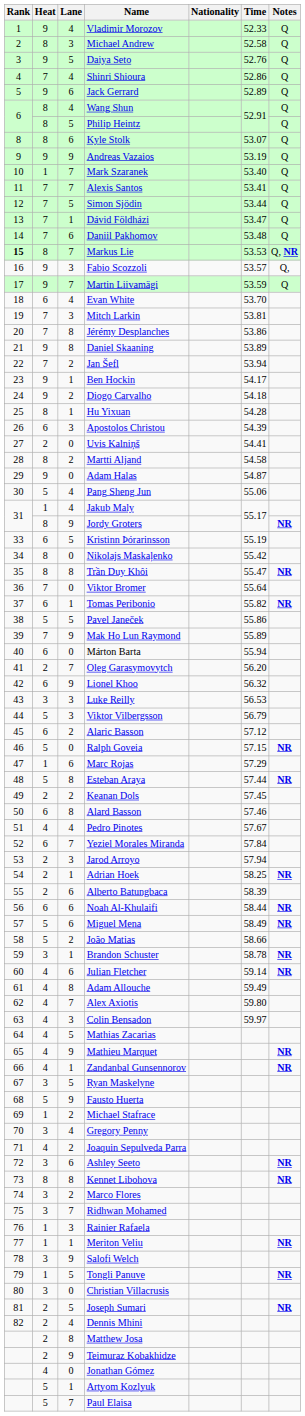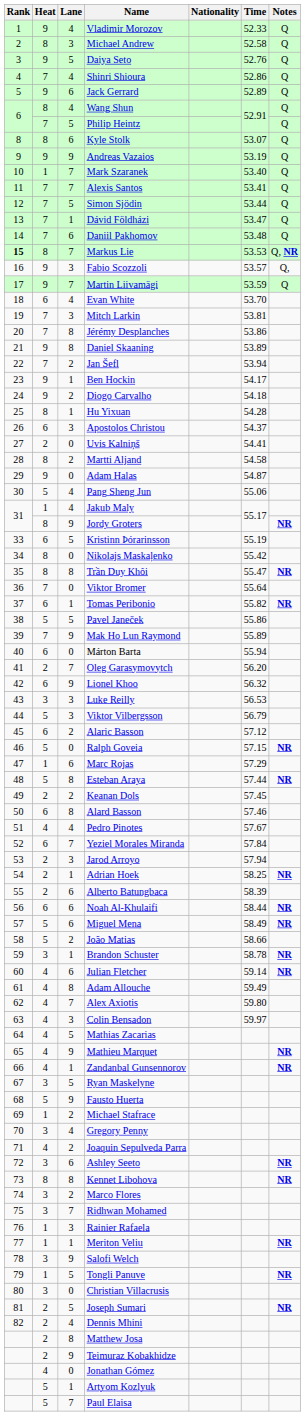(45, 124) 8 -> (45, 124) 7
(255, 428) 54.39 -> (255, 428) 54.37
